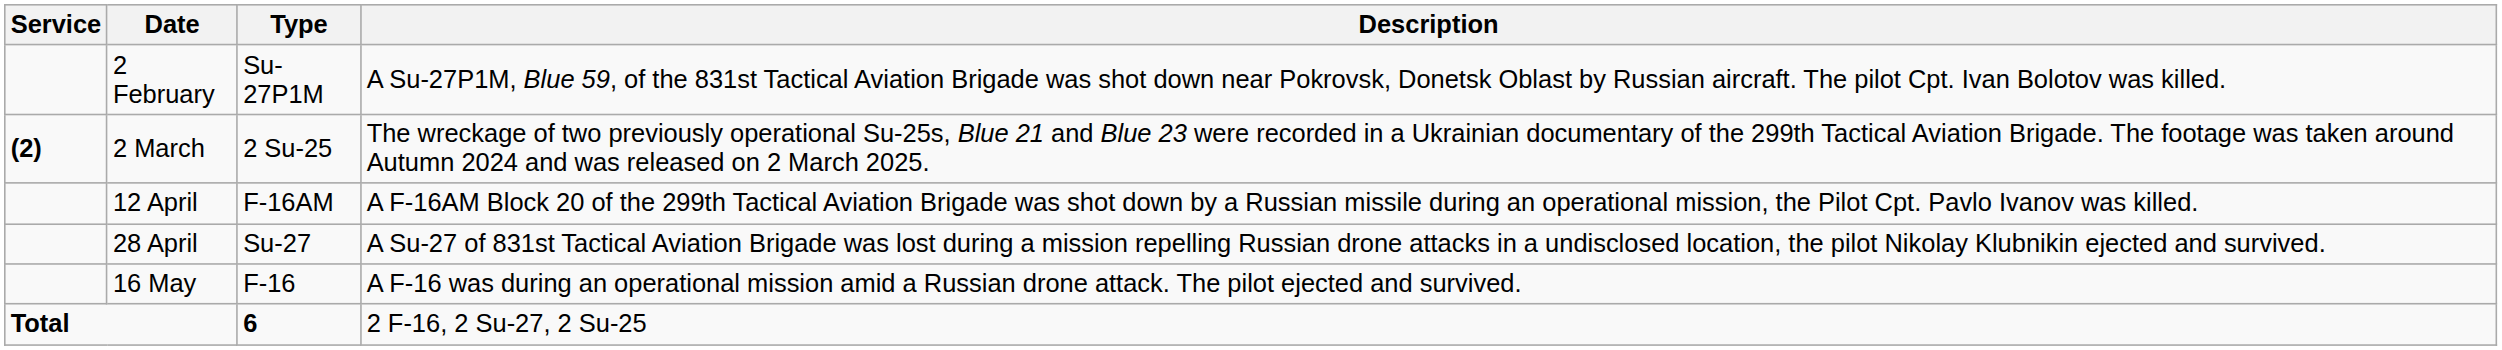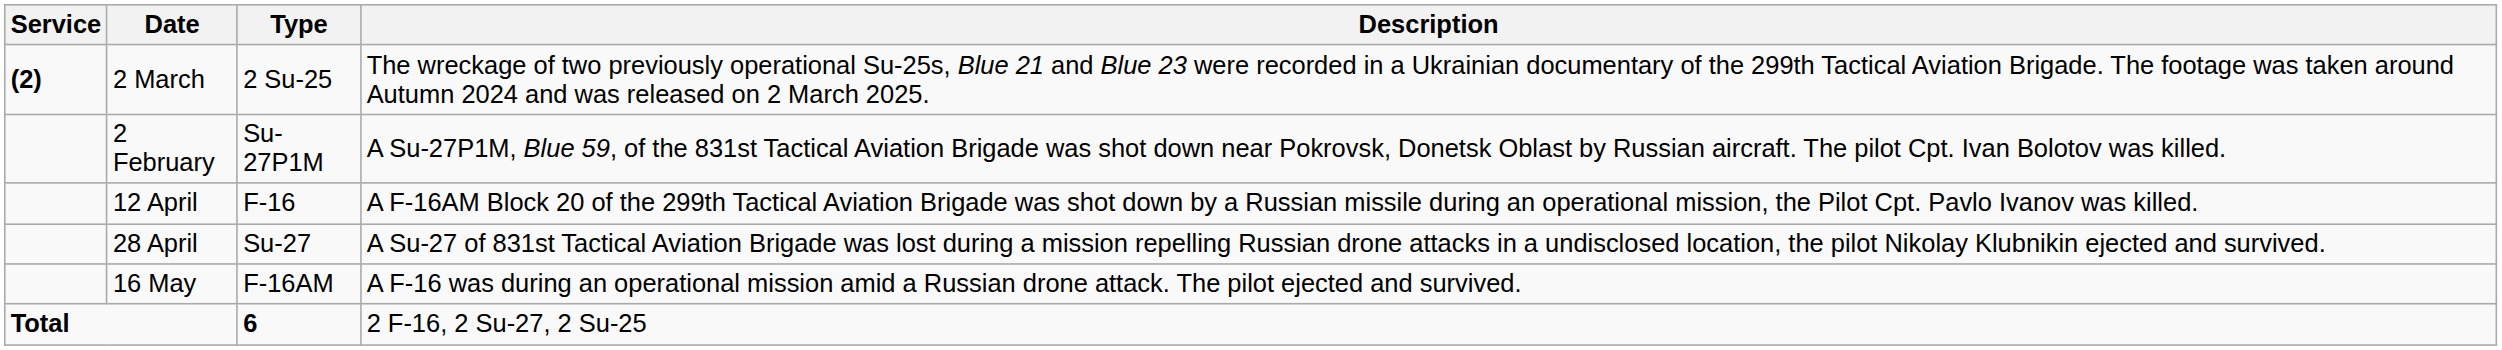rows swapped: (164, 79) <-> (159, 148)
(288, 202) F-16AM -> (269, 202) F-16
(269, 283) F-16 -> (288, 283) F-16AM
